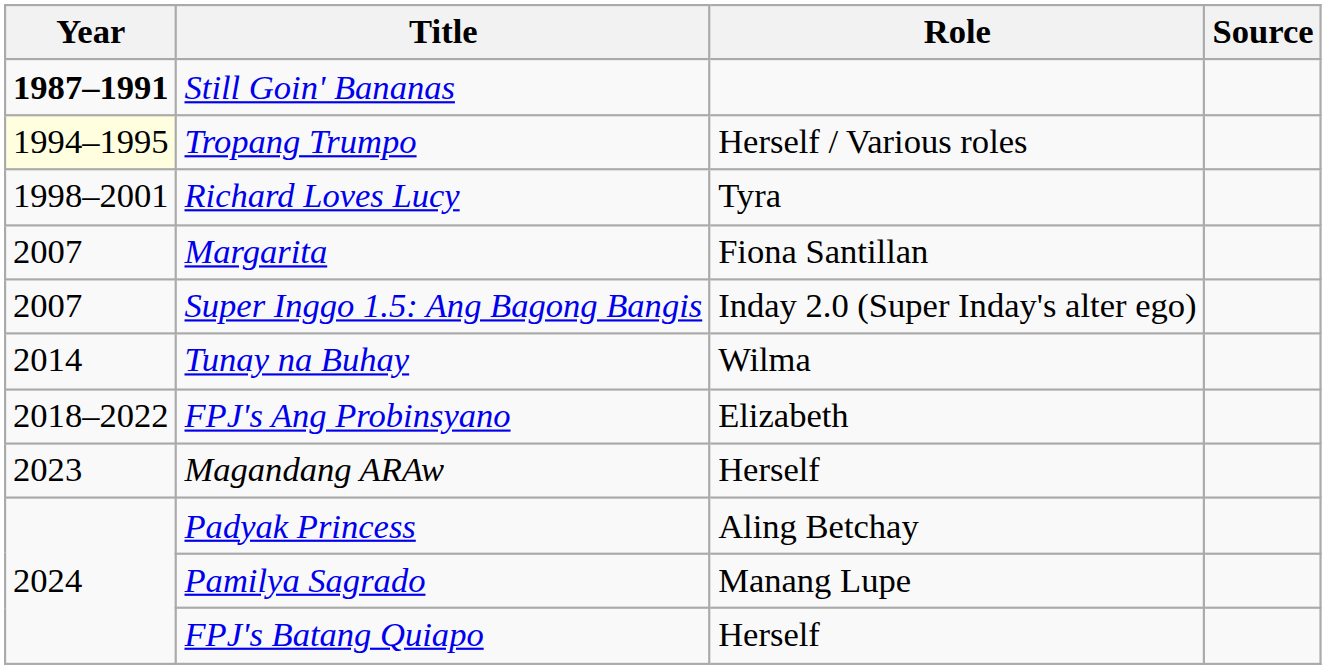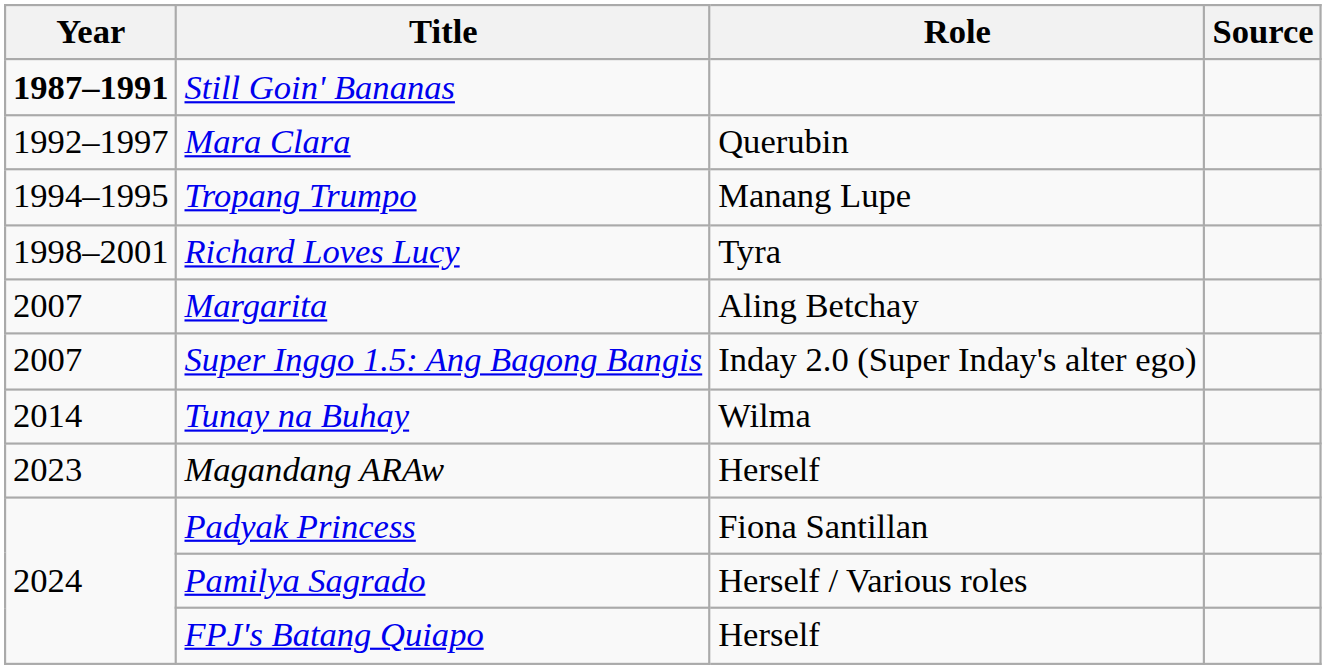+ row: (268, 141)
(91, 141) lightyellow background -> (91, 196) no background
(873, 141) Herself / Various roles -> (815, 196) Manang Lupe
(823, 251) Fiona Santillan -> (818, 305) Aling Betchay
- row: (348, 415)
(818, 525) Aling Betchay -> (823, 525) Fiona Santillan
(815, 580) Manang Lupe -> (873, 580) Herself / Various roles
